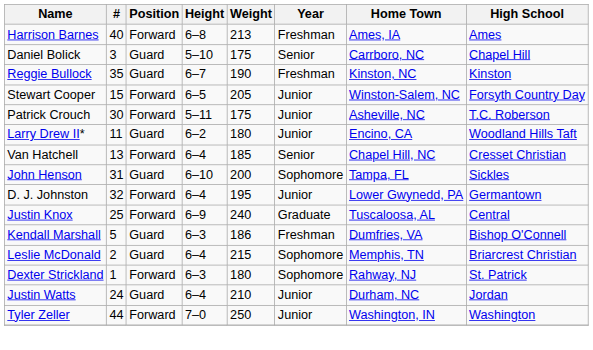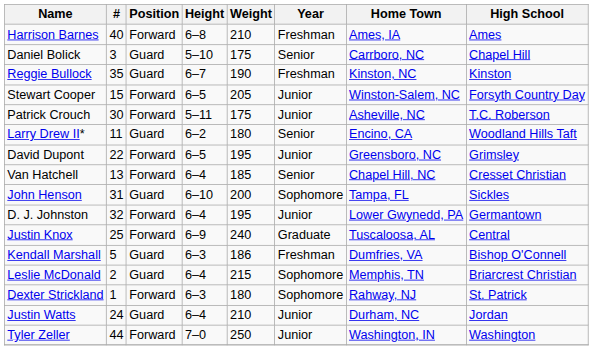(241, 34) 213 -> (241, 34) 210
(295, 134) Junior -> (296, 134) Senior
+ row: (46, 154)
